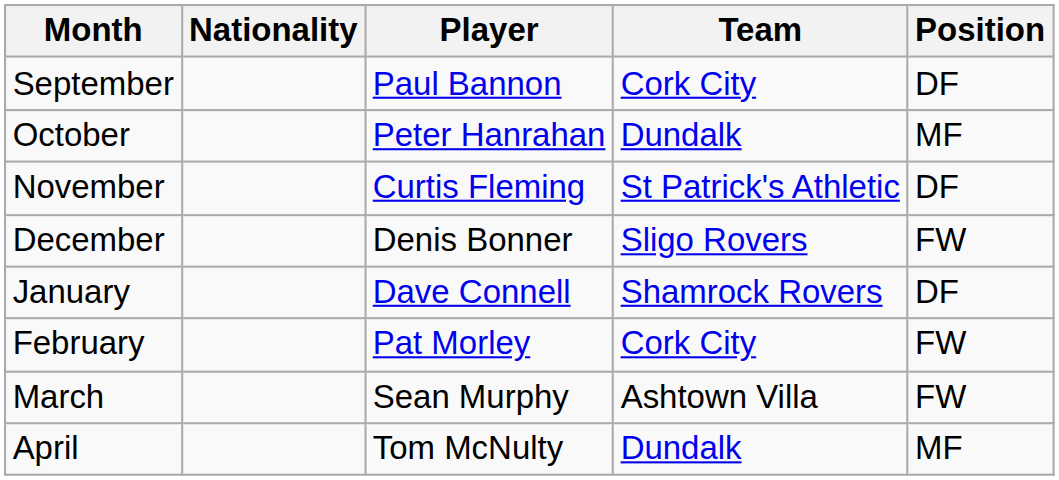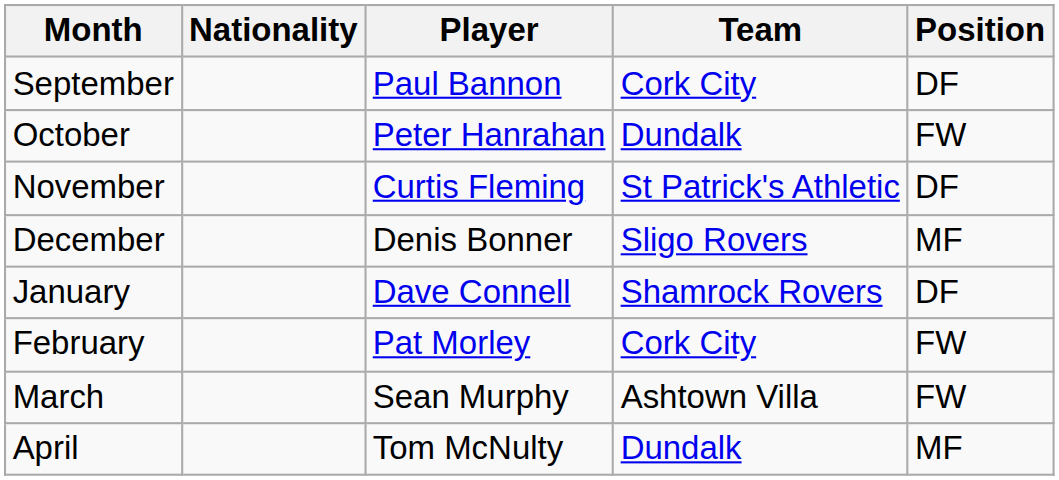(939, 135) MF -> (941, 135) FW
(941, 239) FW -> (939, 239) MF
